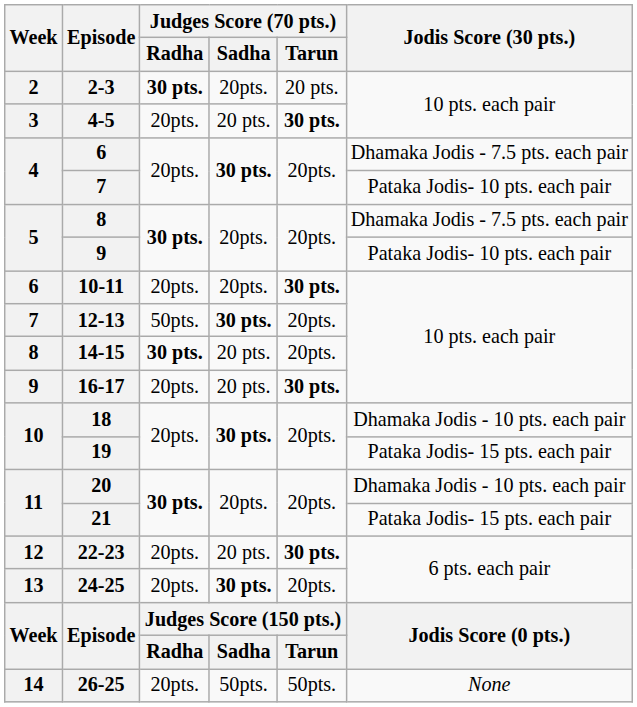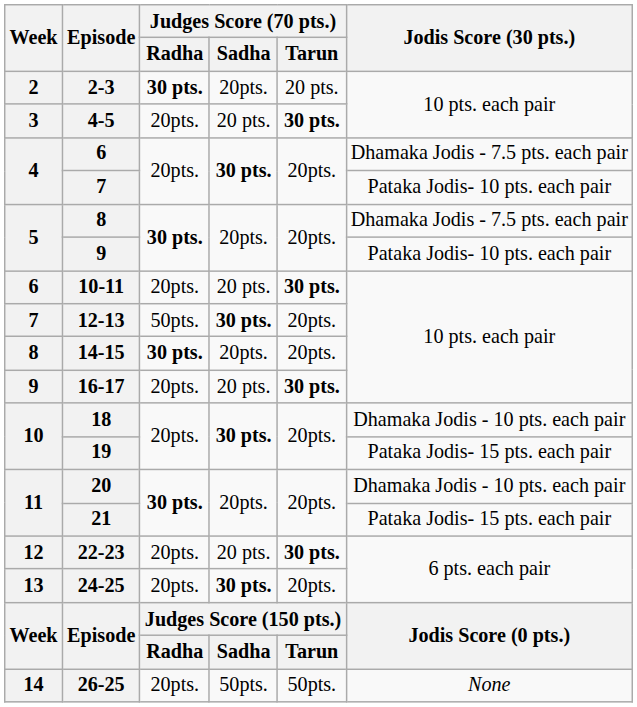(244, 286) 20pts. -> (244, 286) 20 pts.
(244, 352) 20 pts. -> (244, 352) 20pts.
